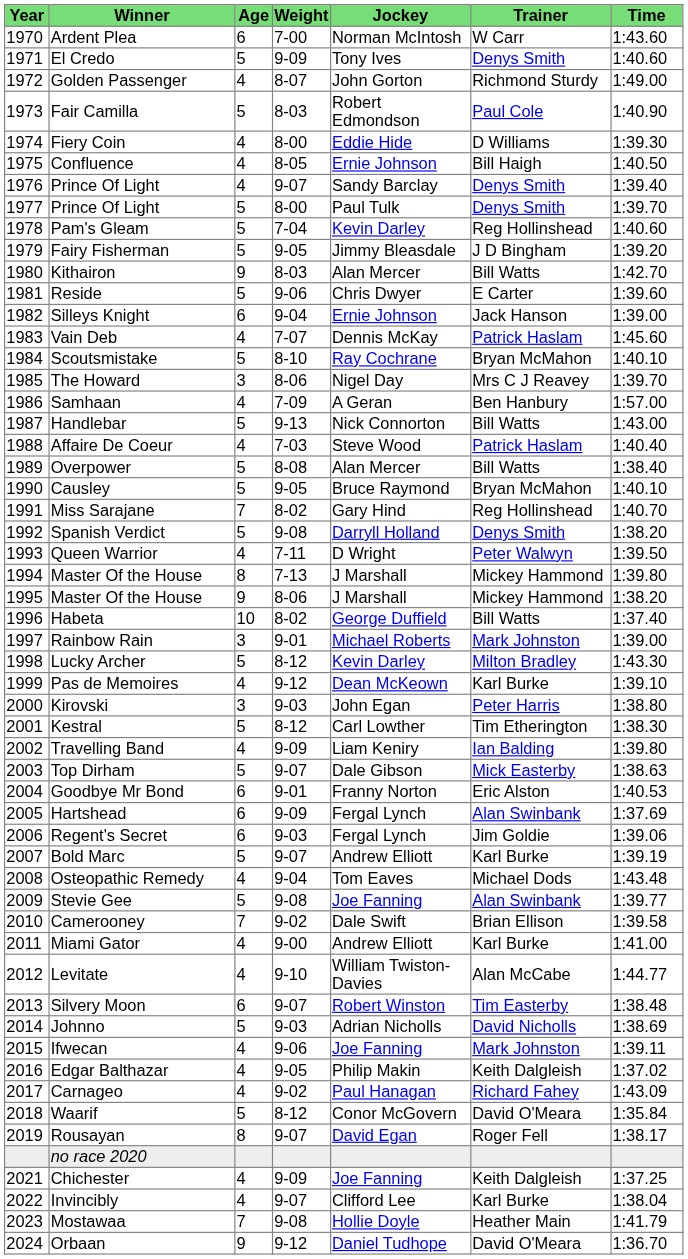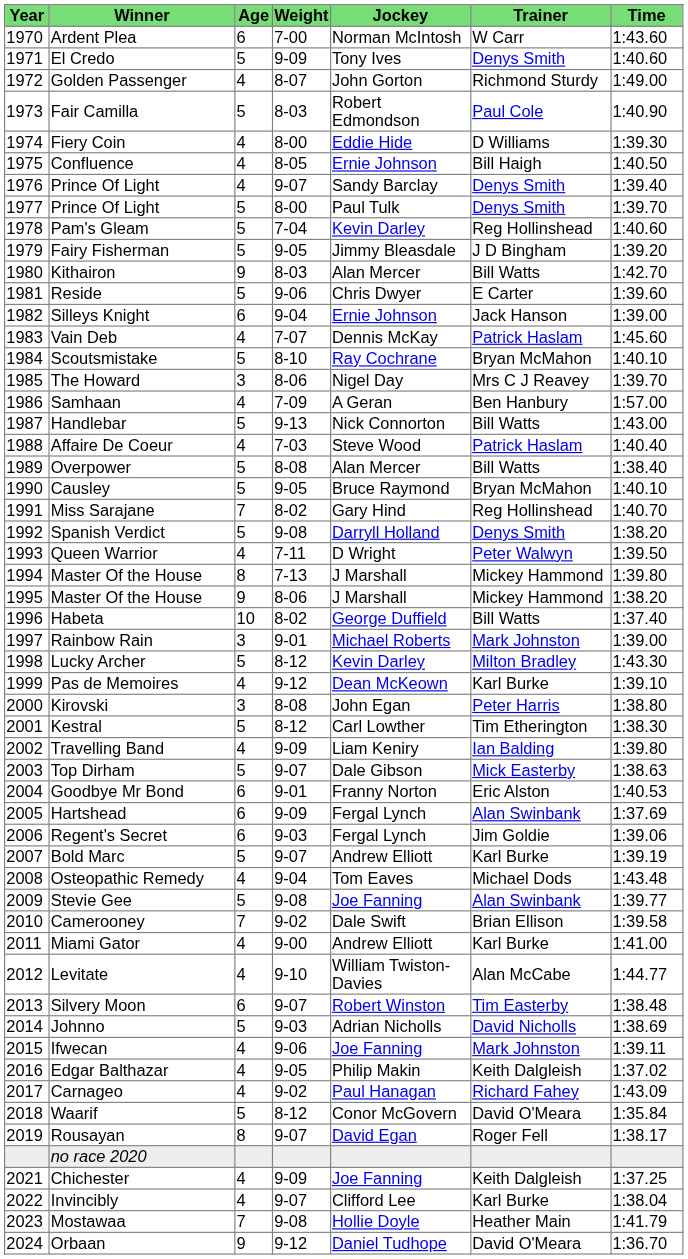(291, 705) 9-03 -> (291, 705) 8-08
